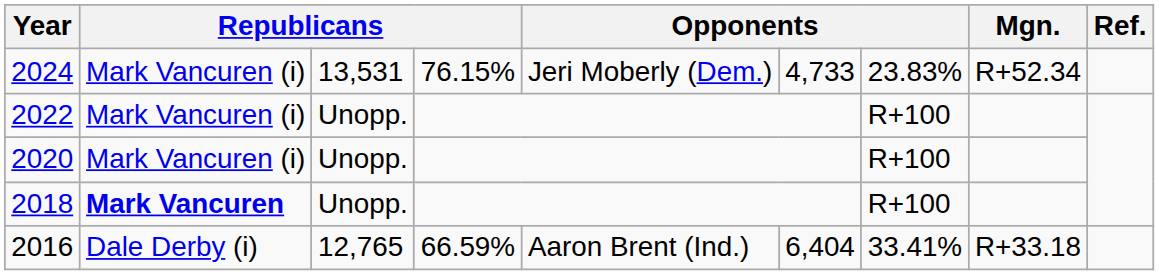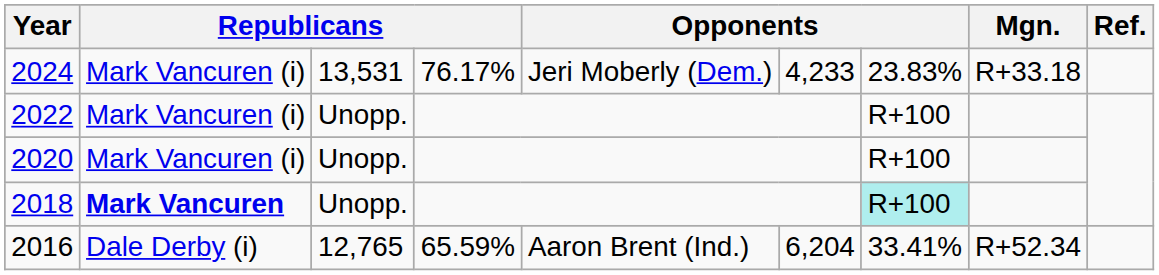(468, 70) 76.15% -> (468, 70) 76.17%
(820, 70) 4,733 -> (820, 70) 4,233
(1028, 70) R+52.34 -> (1028, 70) R+33.18
(909, 203) no background -> (909, 203) paleturquoise background
(468, 247) 66.59% -> (468, 247) 65.59%
(820, 247) 6,404 -> (820, 247) 6,204
(1028, 247) R+33.18 -> (1028, 247) R+52.34
